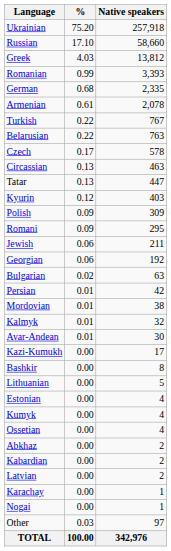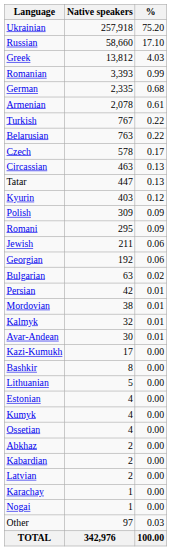columns swapped: (131, 12) <-> (80, 12)
